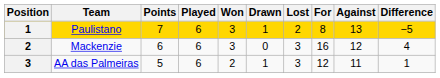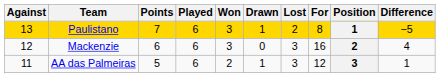columns swapped: (28, 13) <-> (356, 13)
